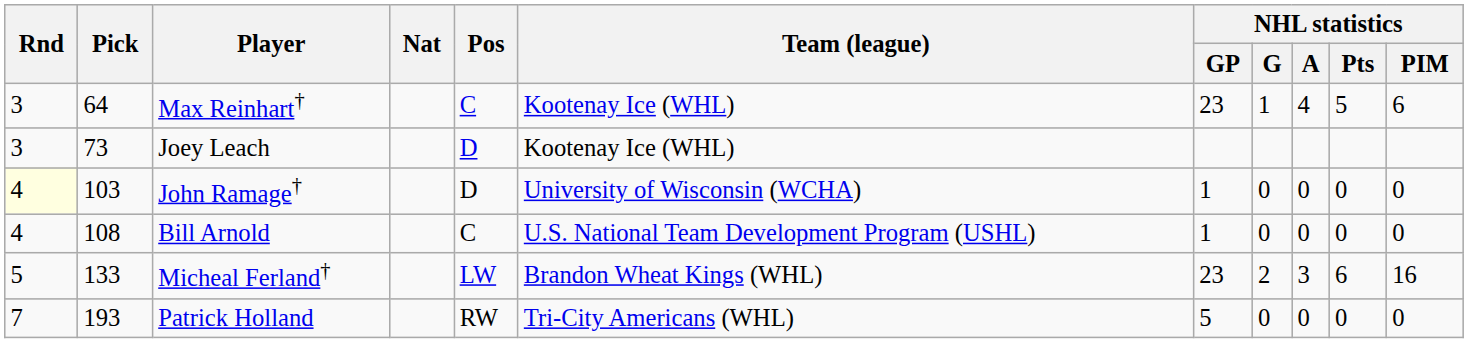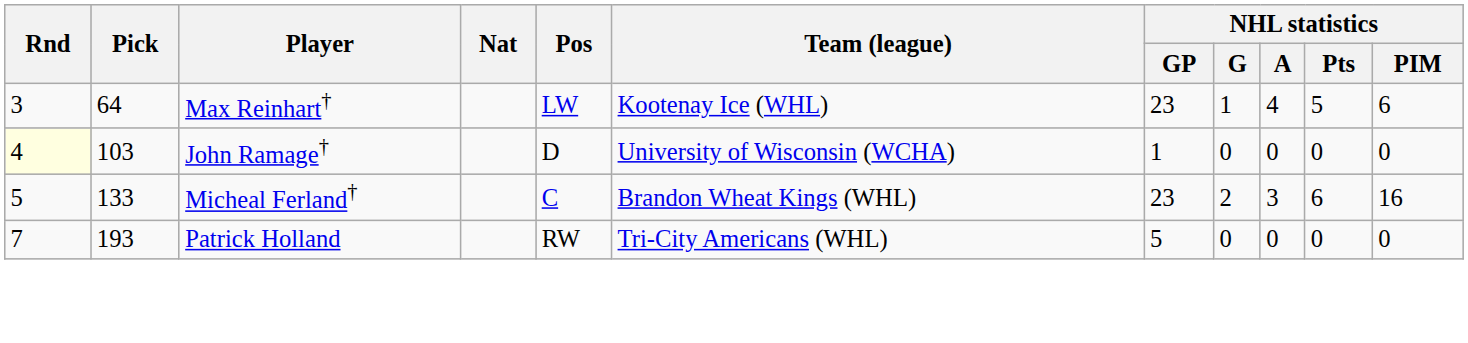(468, 105) C -> (560, 105) LW
- row: (214, 147)
- row: (214, 232)
(478, 275) LW -> (550, 196) C
